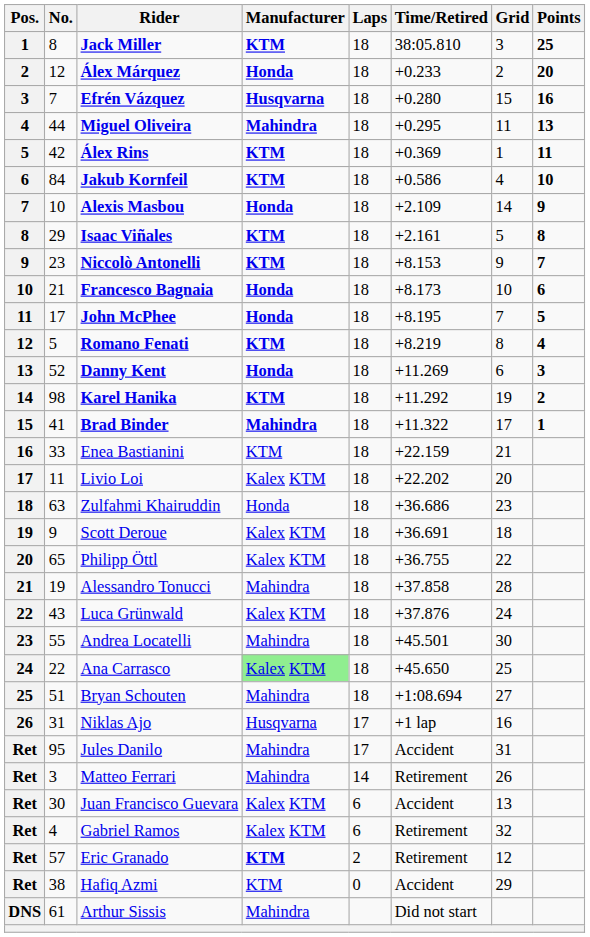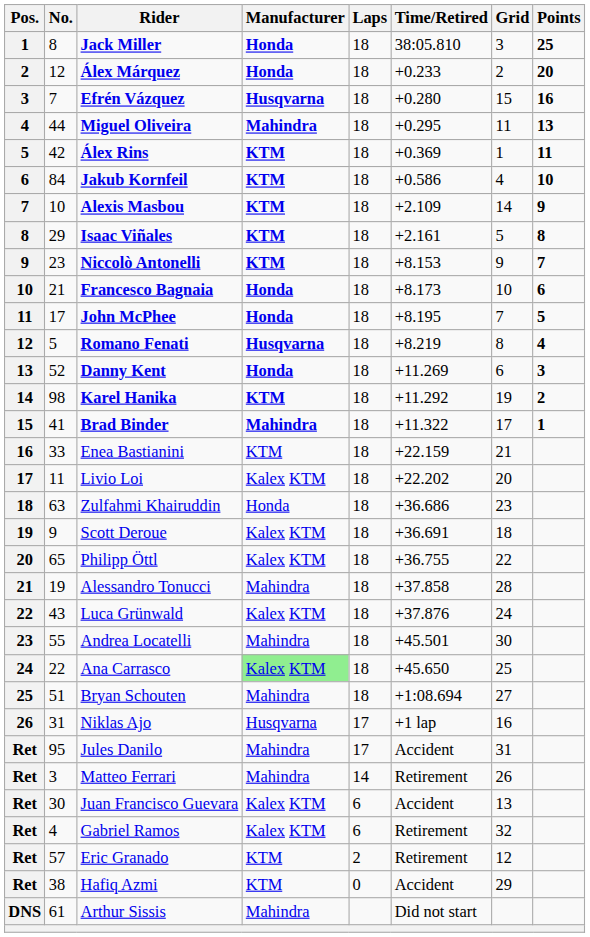(265, 45) KTM -> (270, 45) Honda
(270, 207) Honda -> (265, 207) KTM
(265, 343) KTM -> (285, 343) Husqvarna
(265, 857) bold -> (264, 857) normal
